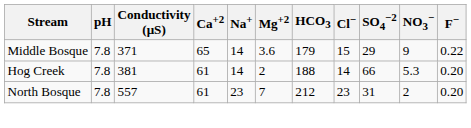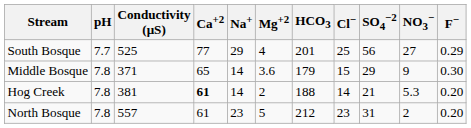+ row: (44, 50)
(452, 50) 0.22 -> (452, 71) 0.30
(203, 71) normal -> (203, 92) bold
(369, 71) 66 -> (369, 92) 21
(262, 92) 7 -> (262, 112) 5
